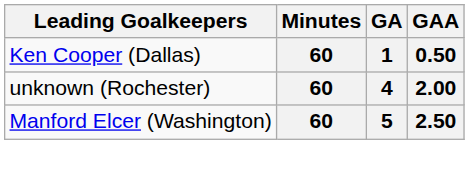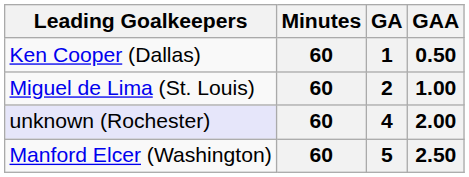+ row: (387, 88)
(110, 88) no background -> (110, 121) lavender background
